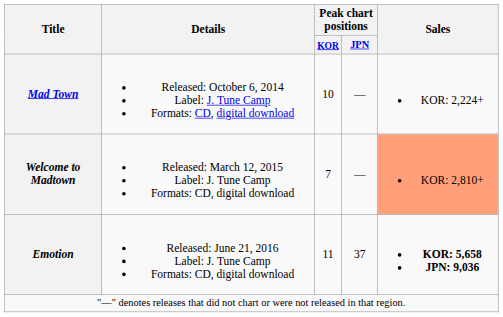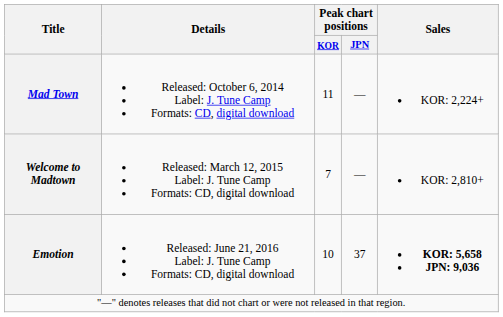(328, 94) 10 -> (328, 94) 11
(438, 181) lightsalmon background -> (438, 181) no background
(328, 254) 11 -> (328, 254) 10
